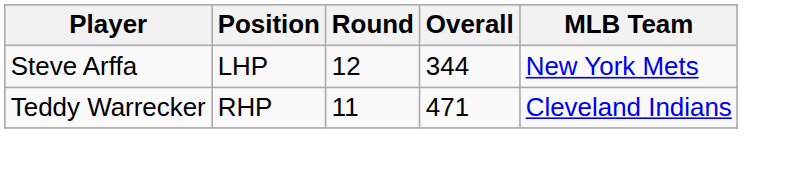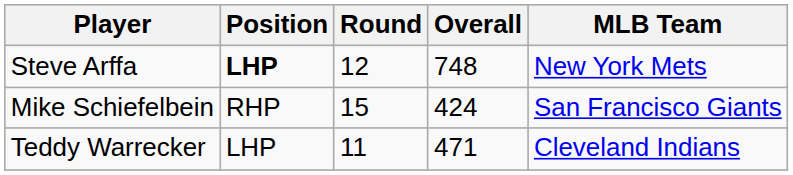(243, 66) normal -> (252, 66) bold
(447, 66) 344 -> (456, 66) 748
+ row: (112, 107)
(245, 107) RHP -> (251, 148) LHP
